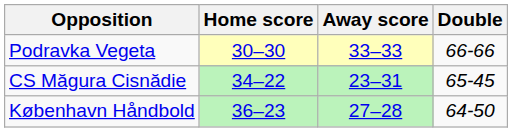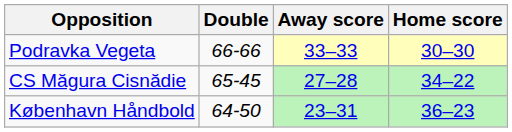columns swapped: (259, 19) <-> (470, 19)
(376, 80) 23–31 -> (331, 80) 27–28
(376, 111) 27–28 -> (331, 111) 23–31
